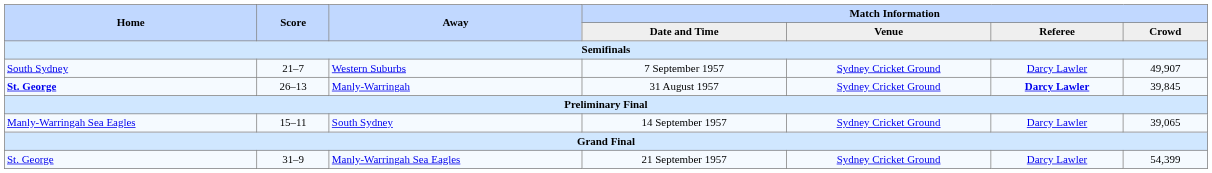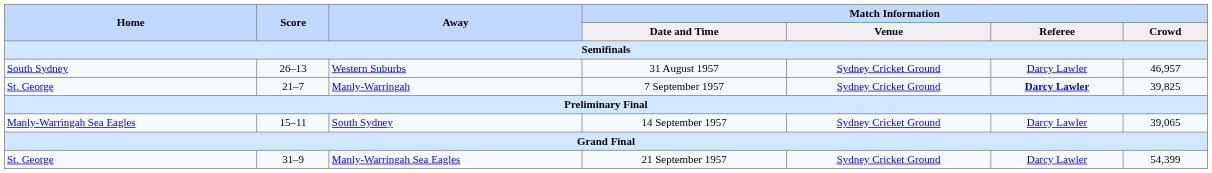(293, 68) 21–7 -> (293, 68) 26–13
(684, 68) 7 September 1957 -> (684, 68) 31 August 1957
(1165, 68) 49,907 -> (1165, 68) 46,957
(32, 86) bold -> (30, 86) normal
(293, 86) 26–13 -> (293, 86) 21–7
(684, 86) 31 August 1957 -> (684, 86) 7 September 1957
(1165, 86) 39,845 -> (1165, 86) 39,825
